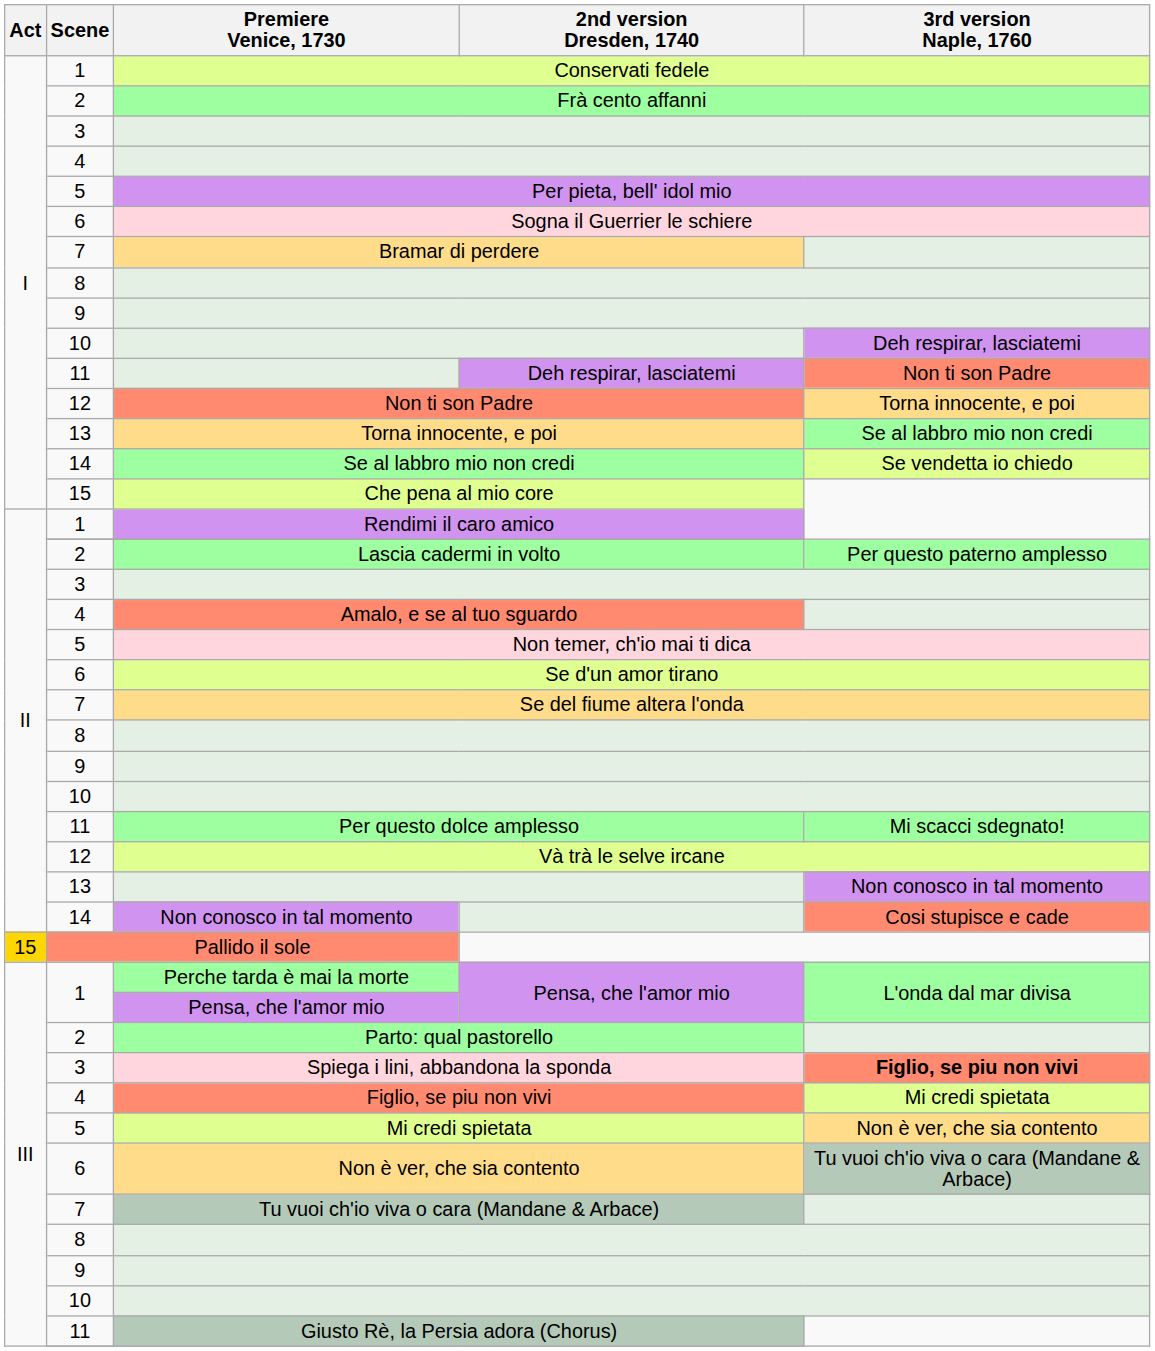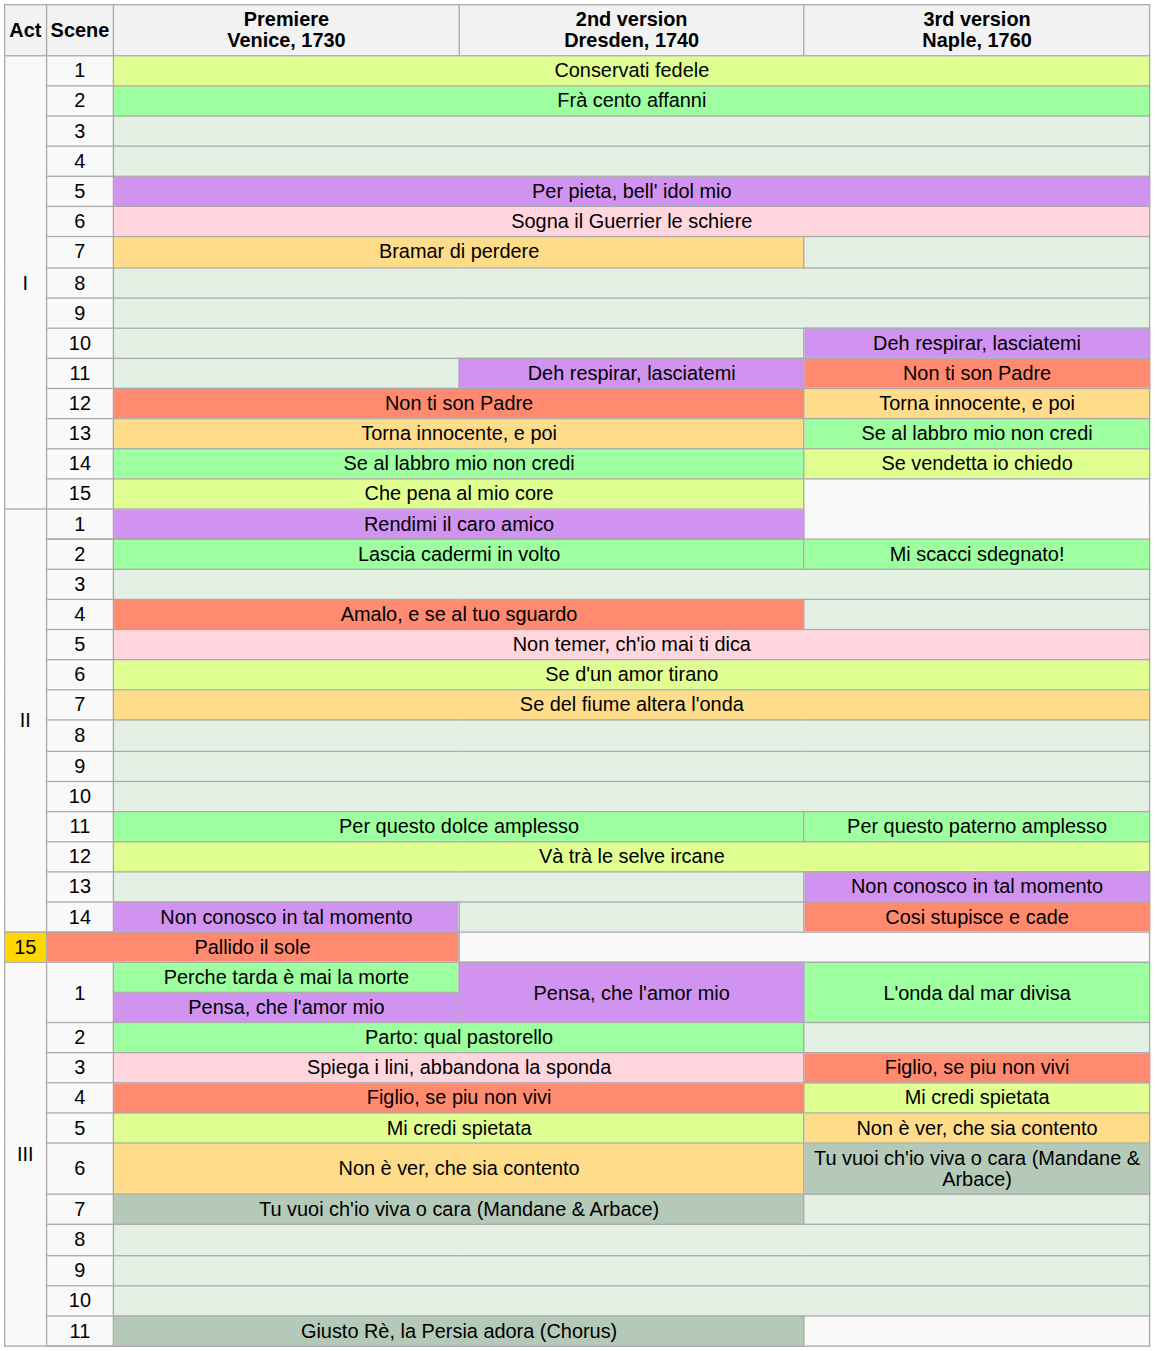(977, 554) Per questo paterno amplesso -> (977, 554) Mi scacci sdegnato!
(977, 826) Mi scacci sdegnato! -> (977, 826) Per questo paterno amplesso
(977, 1067) bold -> (977, 1067) normal
